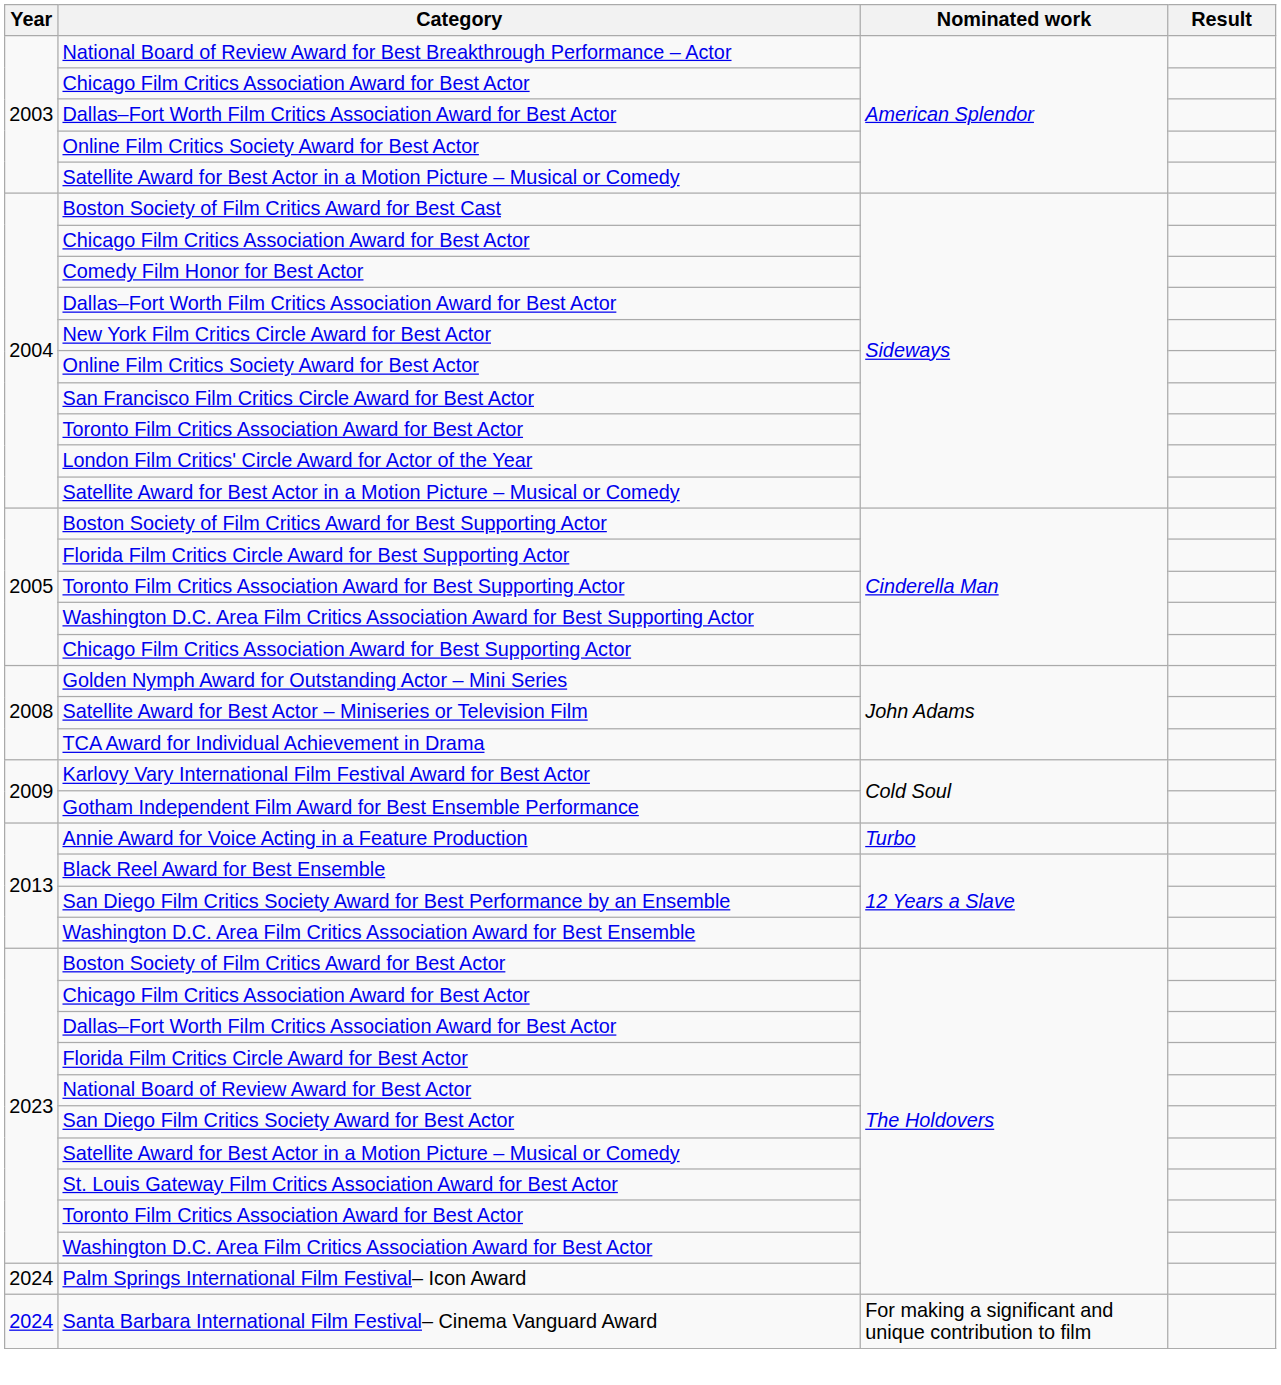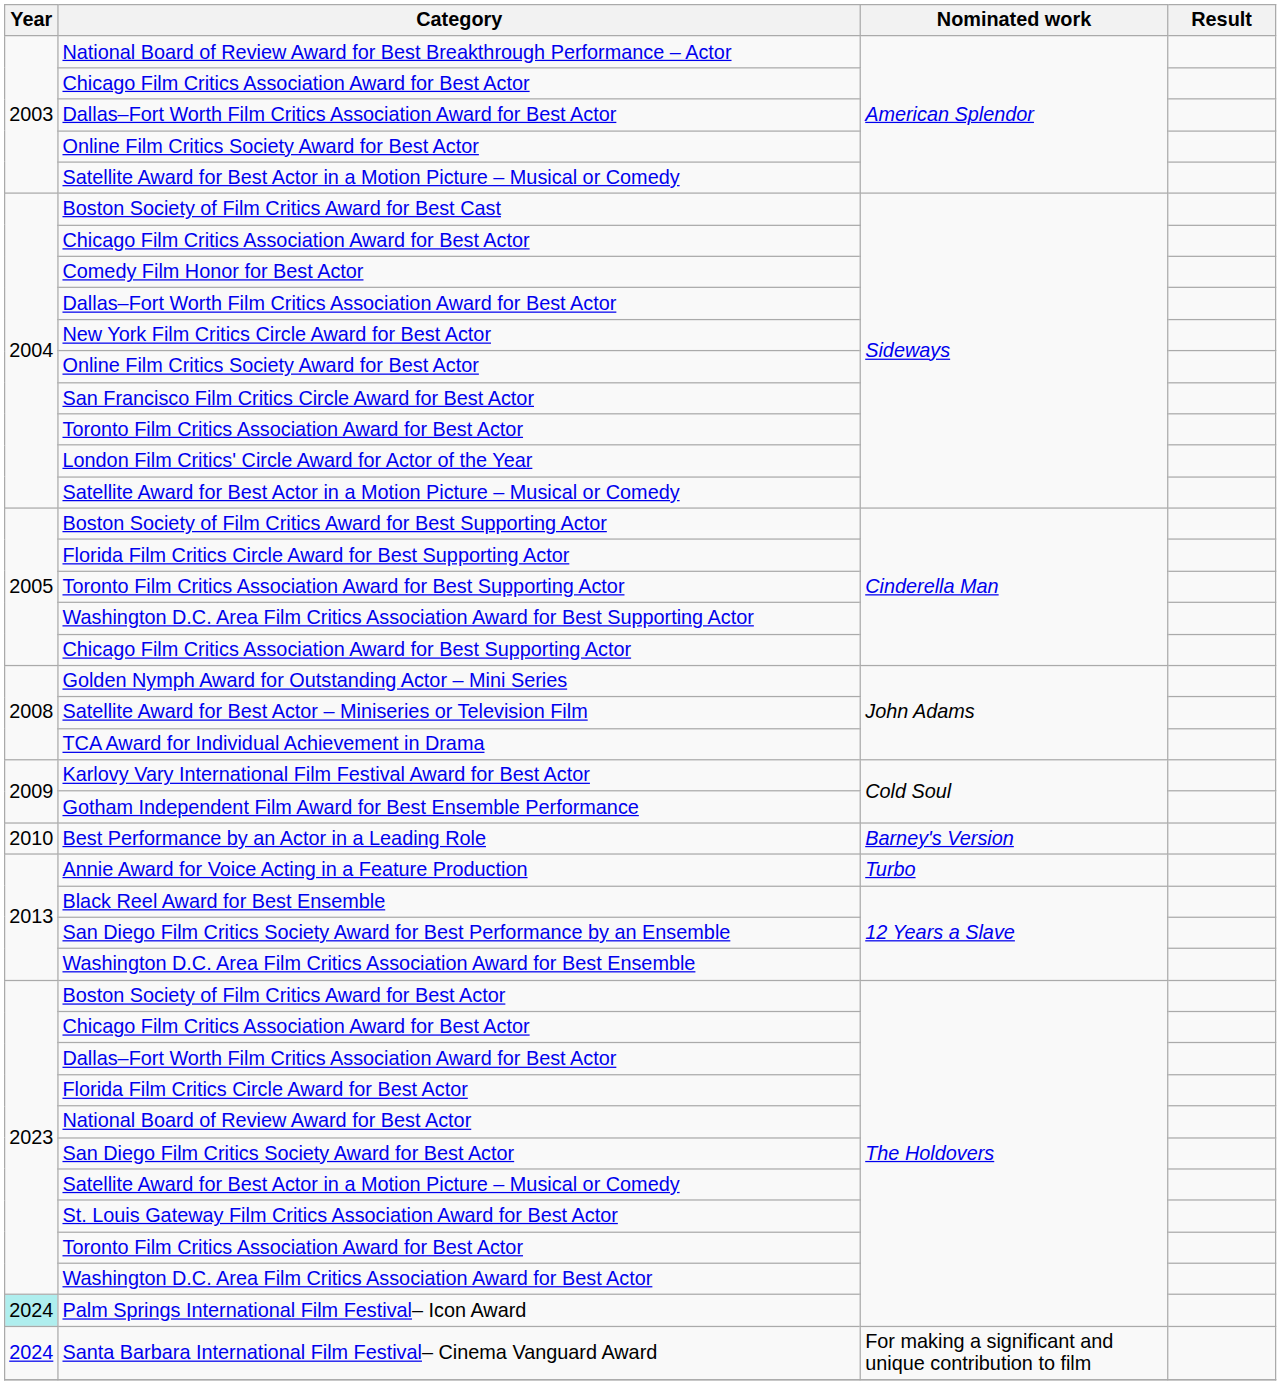+ row: (274, 838)
(31, 1278) no background -> (31, 1310) paleturquoise background
